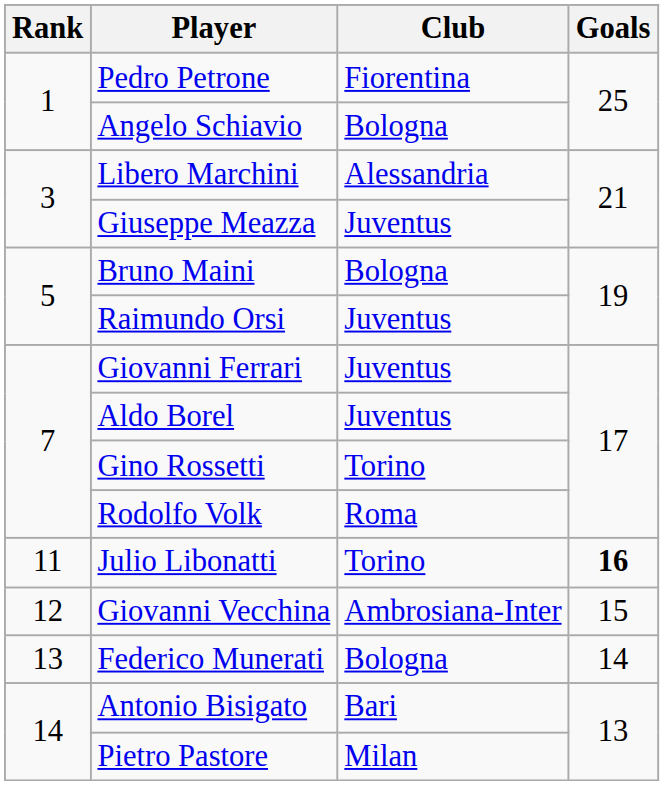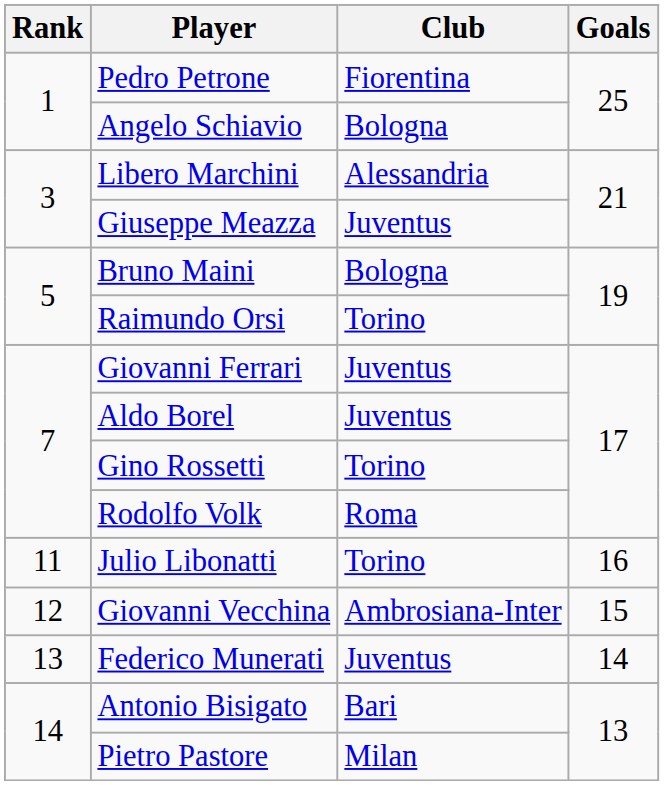(398, 319) Juventus -> (385, 319) Torino
(613, 561) bold -> (613, 561) normal
(396, 658) Bologna -> (398, 658) Juventus
